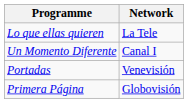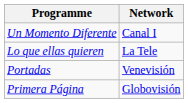rows swapped: (55, 32) <-> (62, 51)
